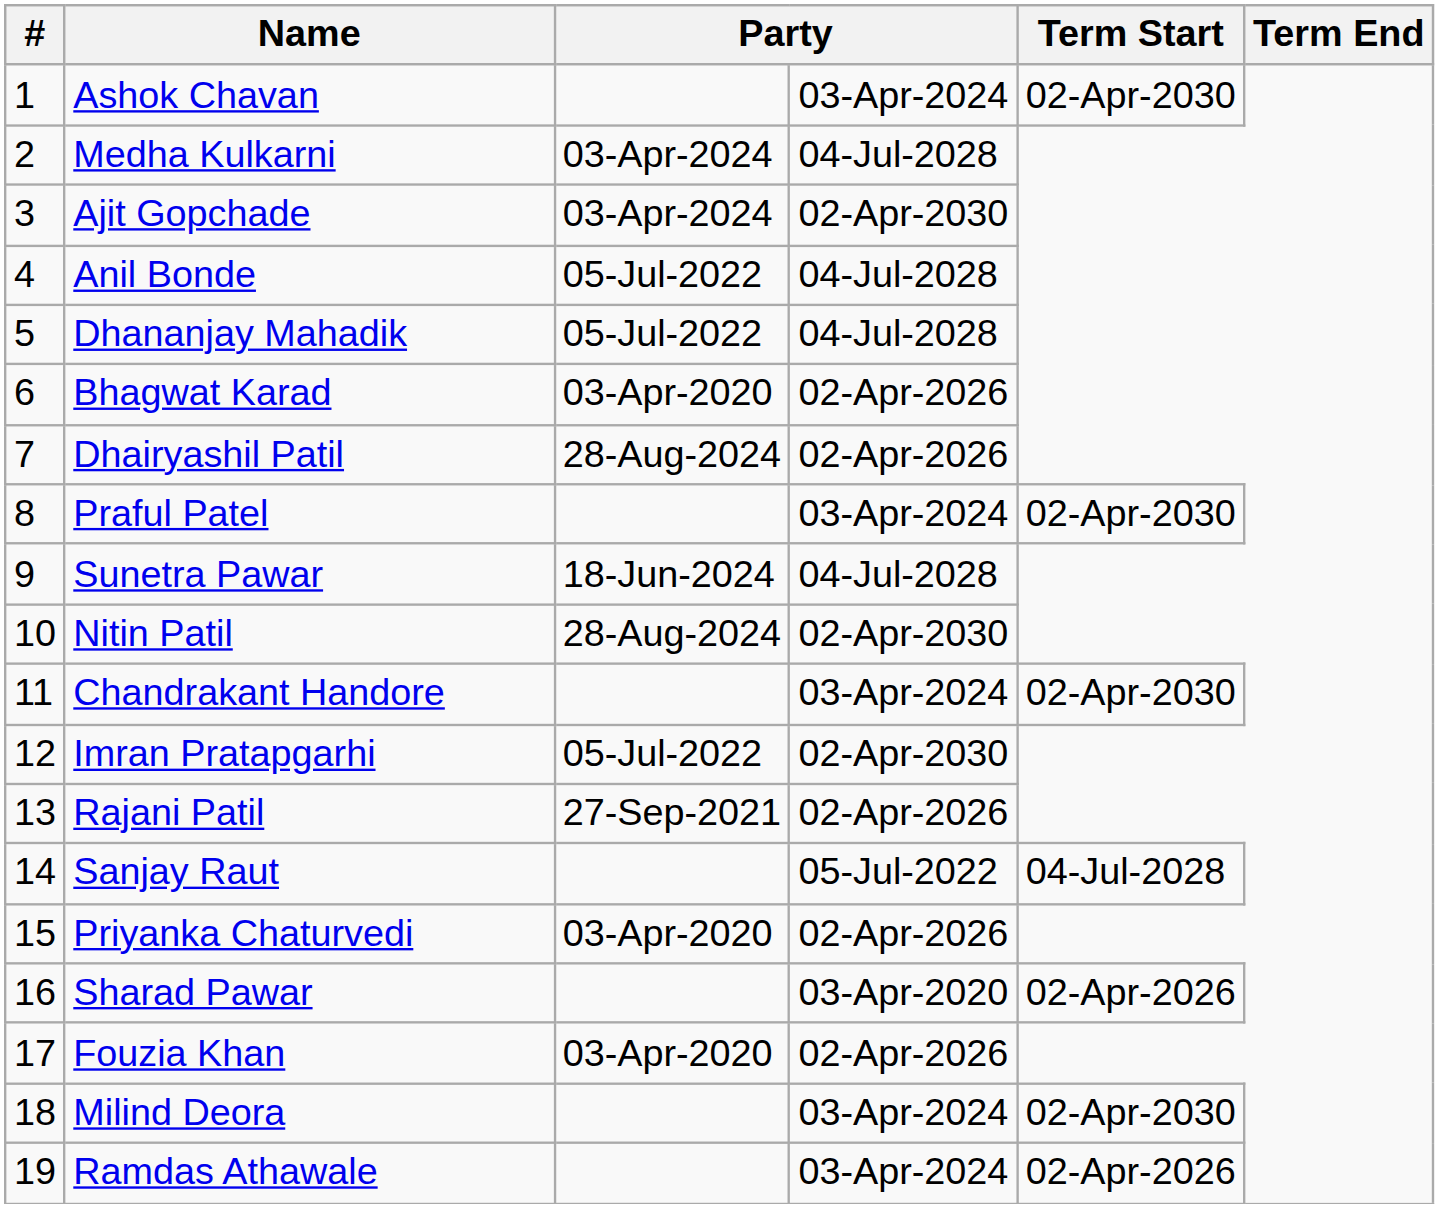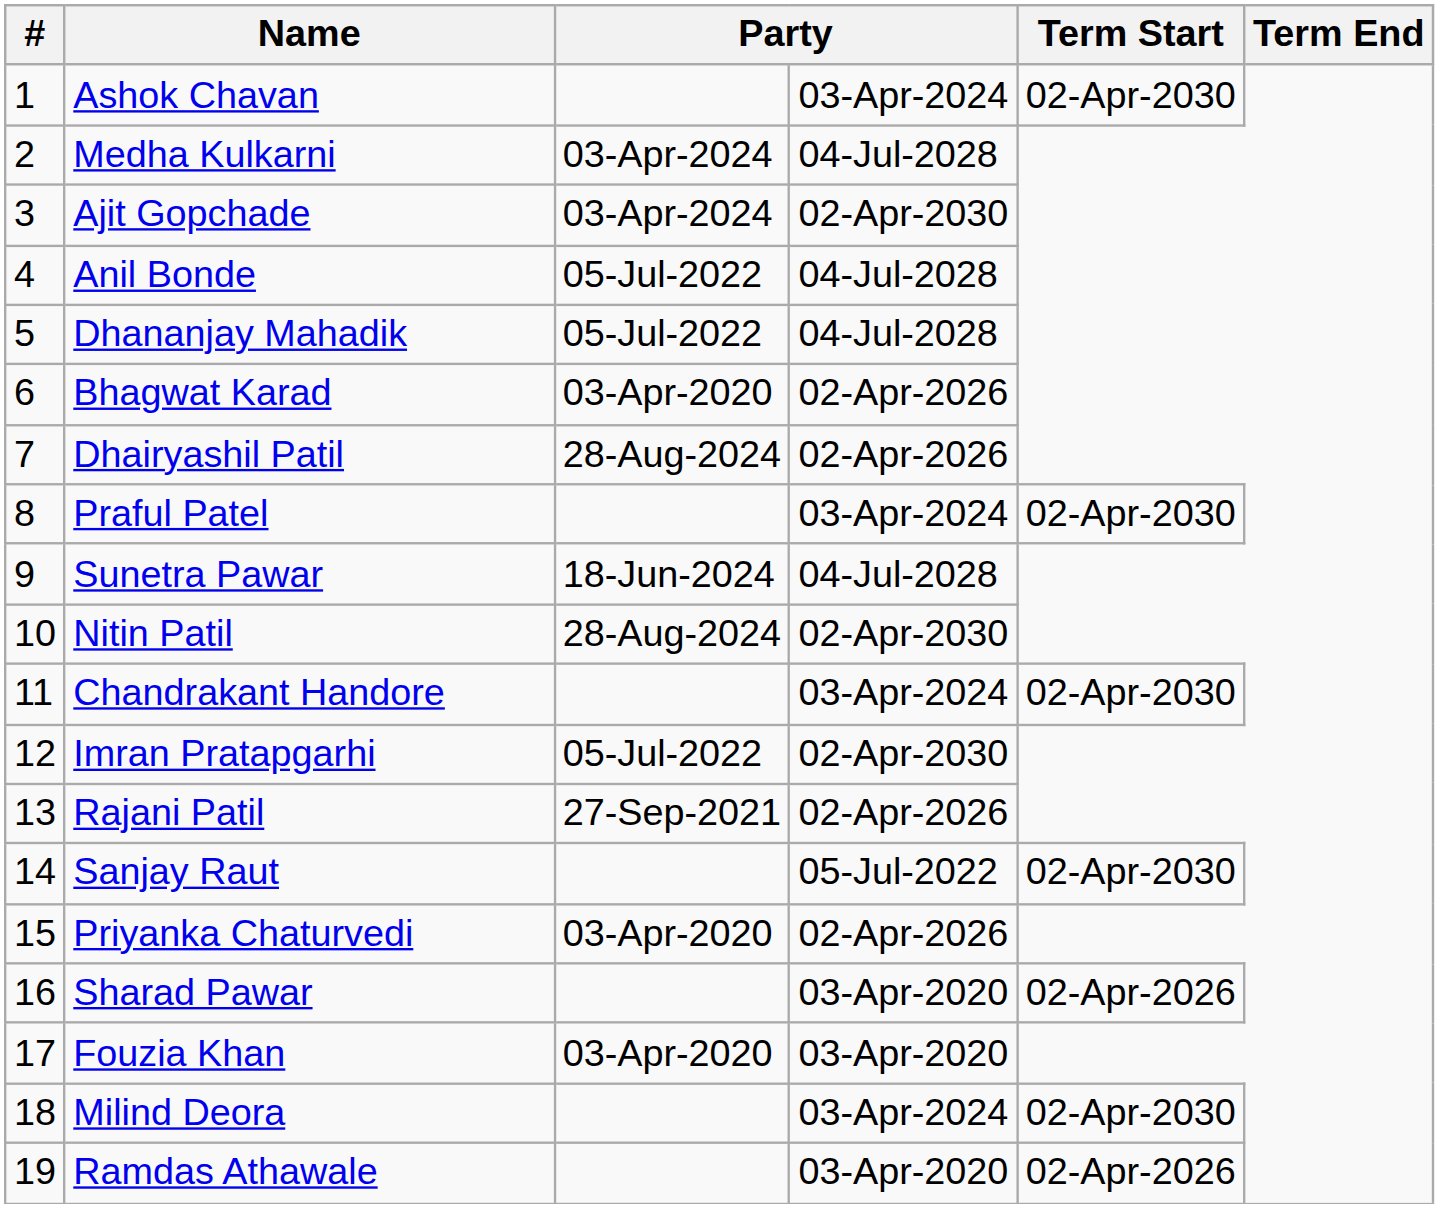(1125, 872) 04-Jul-2028 -> (1131, 872) 02-Apr-2030
(903, 1052) 02-Apr-2026 -> (903, 1052) 03-Apr-2020
(903, 1172) 03-Apr-2024 -> (903, 1172) 03-Apr-2020
